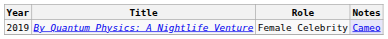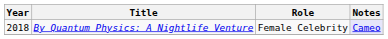(18, 27) 2019 -> (18, 27) 2018
